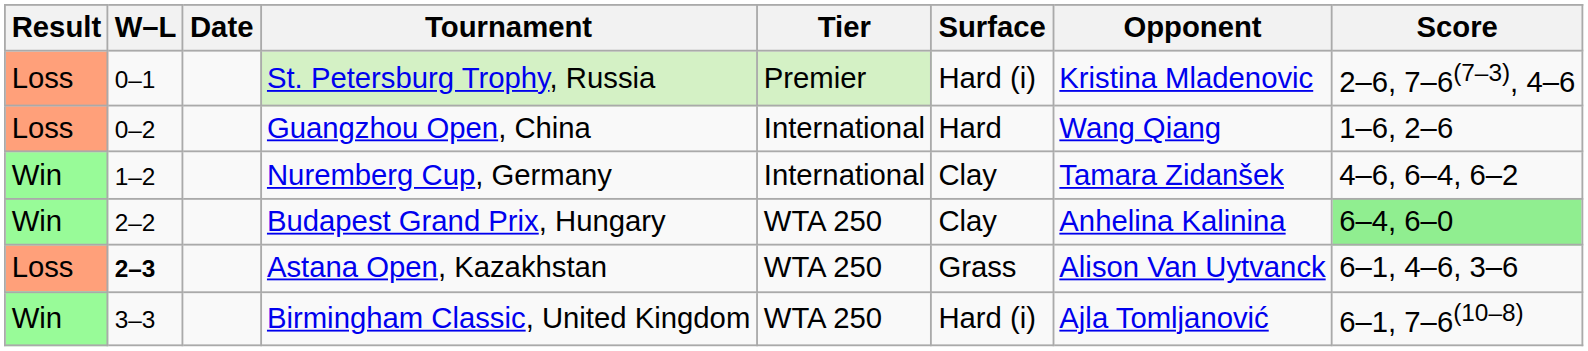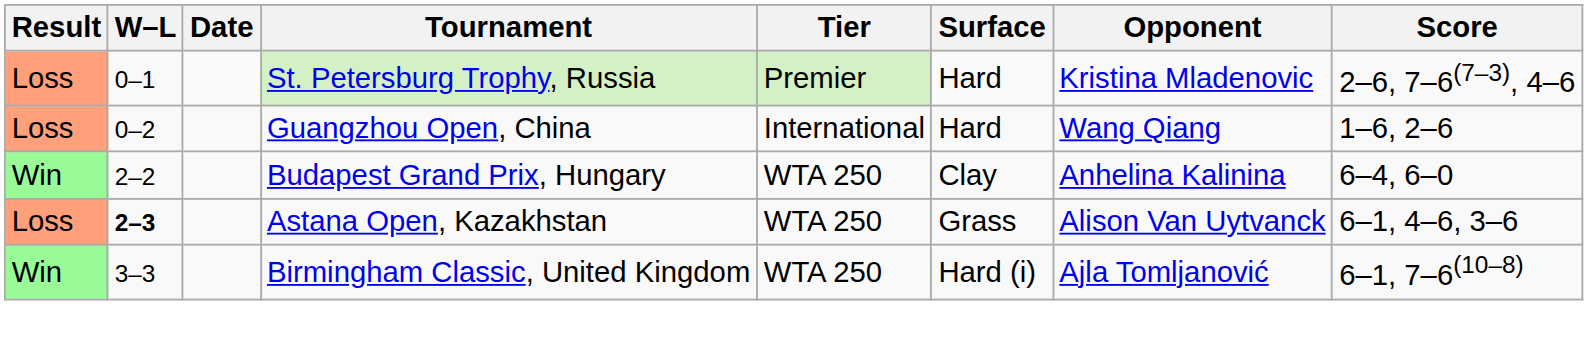(987, 78) Hard (i) -> (970, 78) Hard
- row: (439, 174)
(1396, 221) lightgreen background -> (1396, 174) no background
